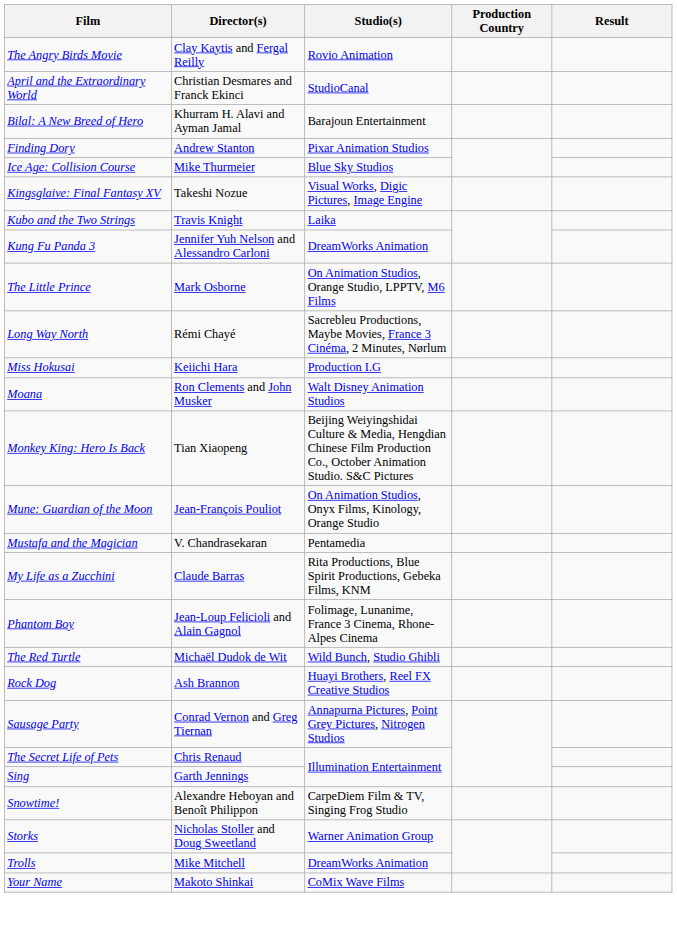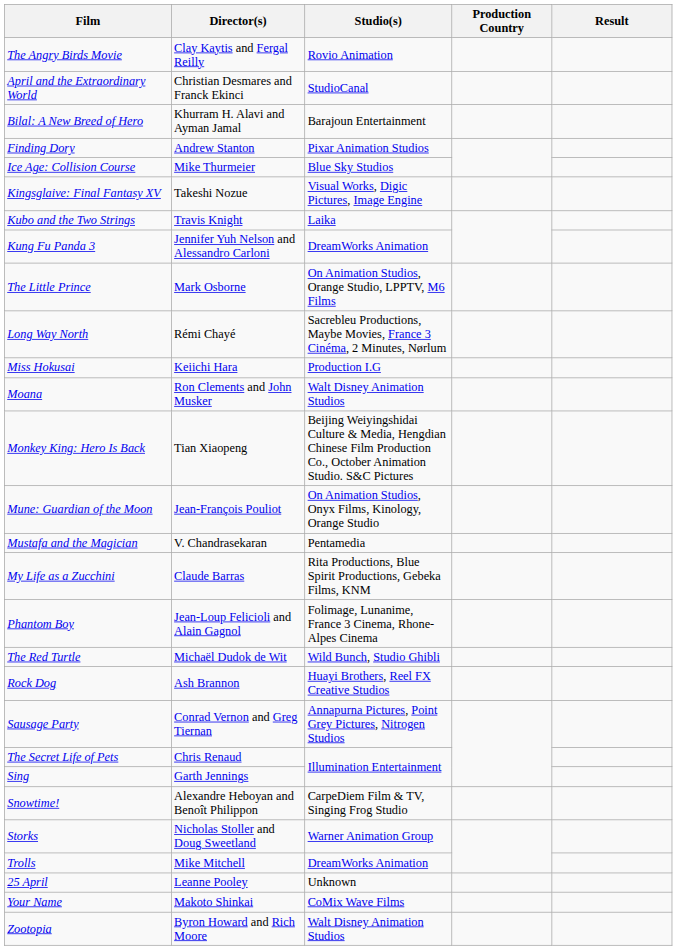+ row: (27, 882)
+ row: (29, 928)
